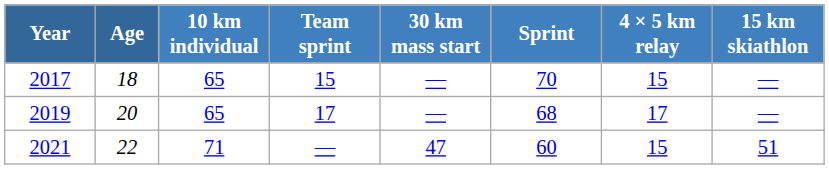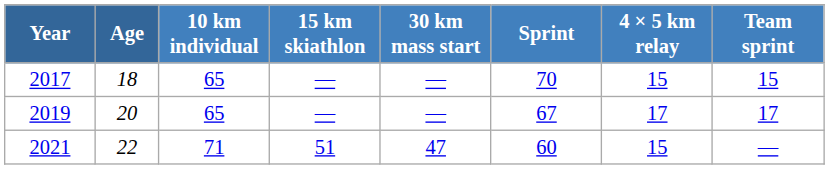columns swapped: (768, 33) <-> (325, 33)
(546, 113) 68 -> (546, 113) 67
